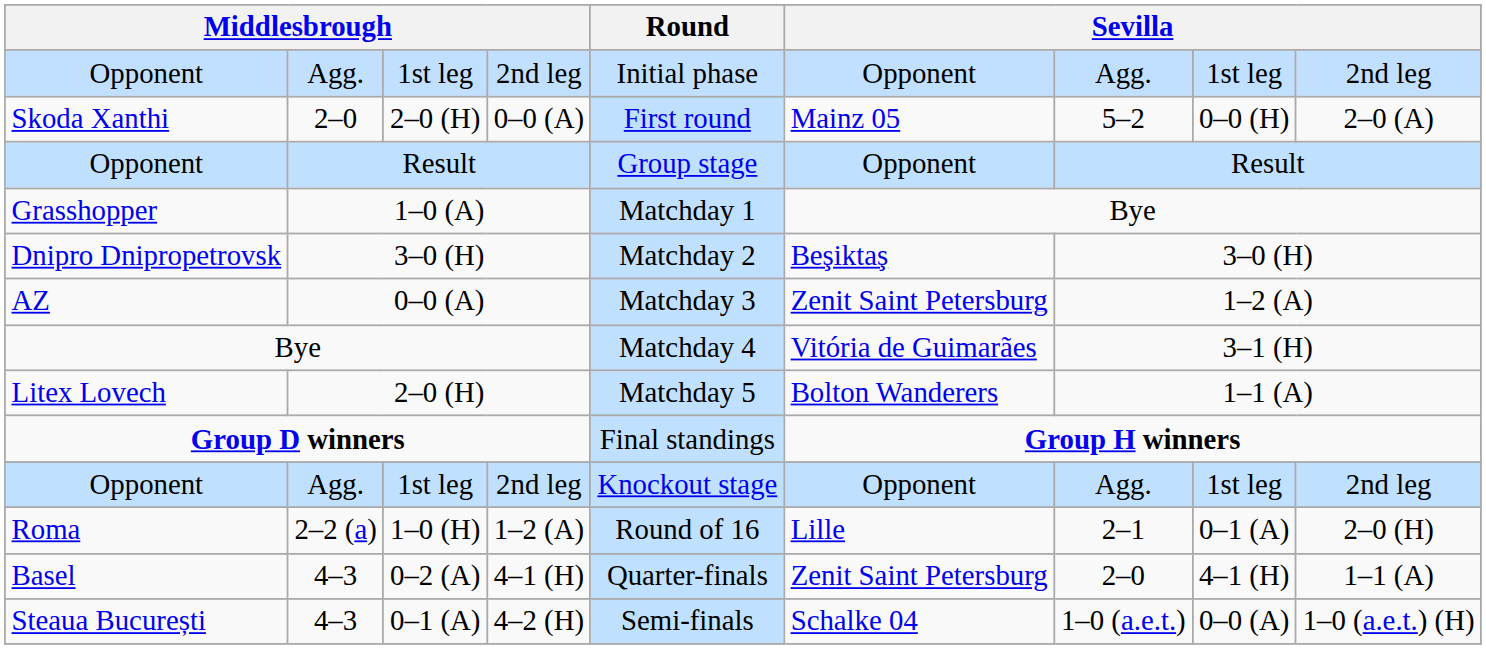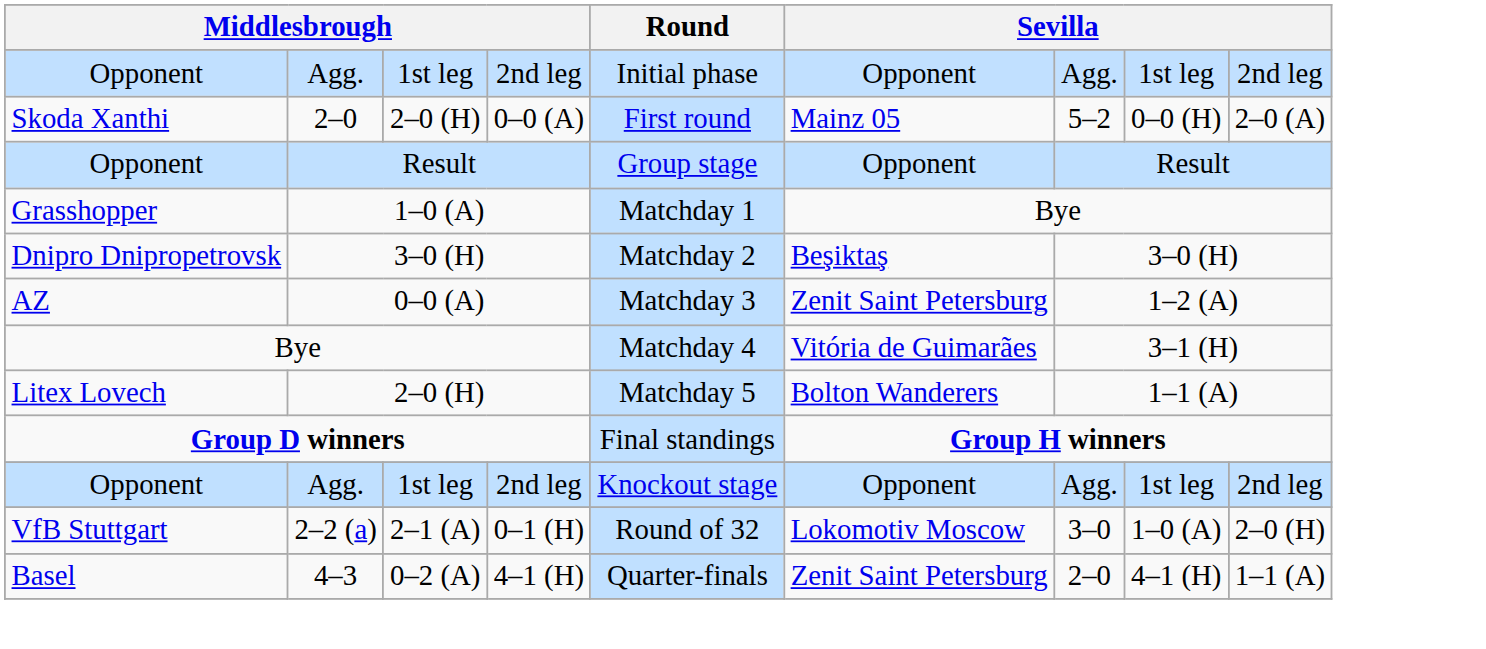+ row: (90, 529)
- row: (46, 529)
- row: (109, 621)
